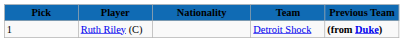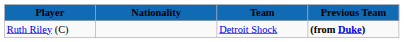- column: (41, 12)
